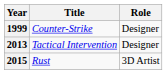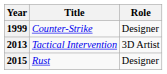(140, 45) Designer -> (141, 45) 3D Artist
(141, 61) 3D Artist -> (140, 61) Designer
